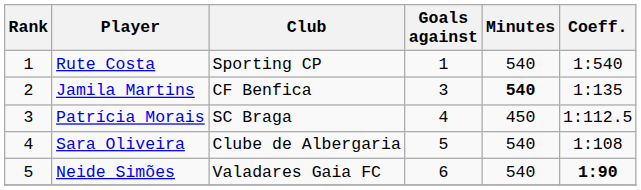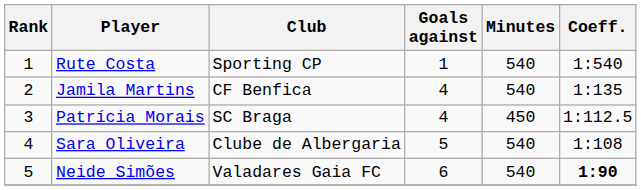(443, 91) 3 -> (443, 91) 4
(521, 91) bold -> (521, 91) normal
